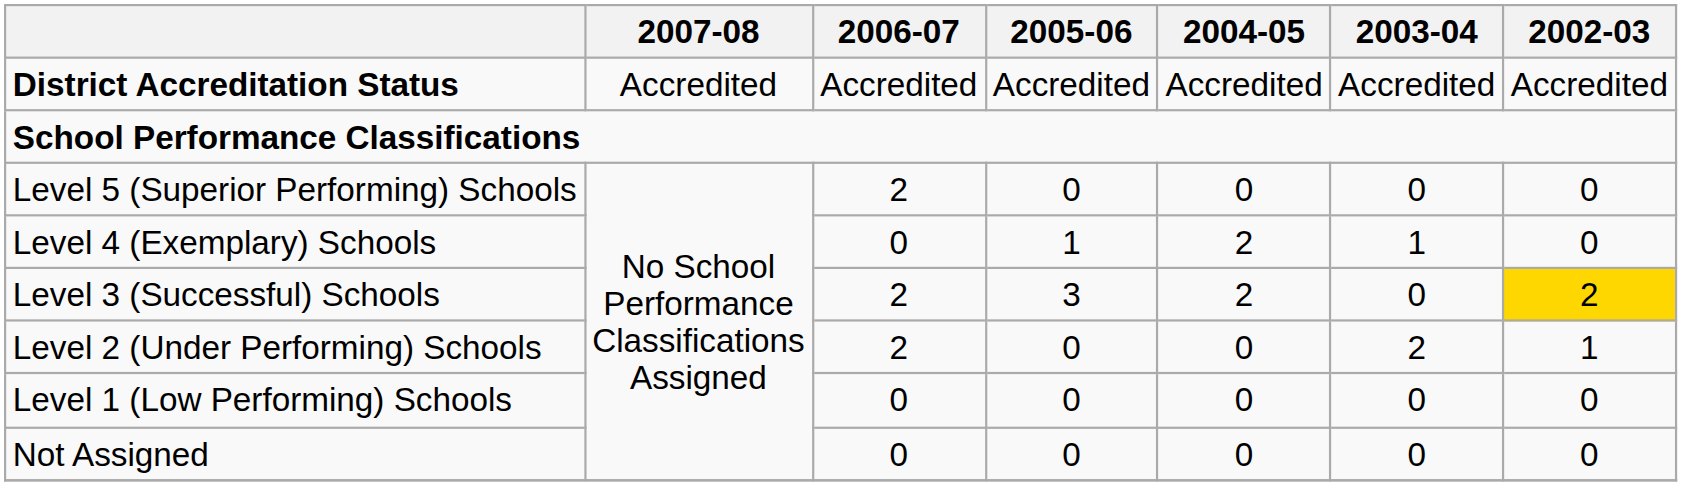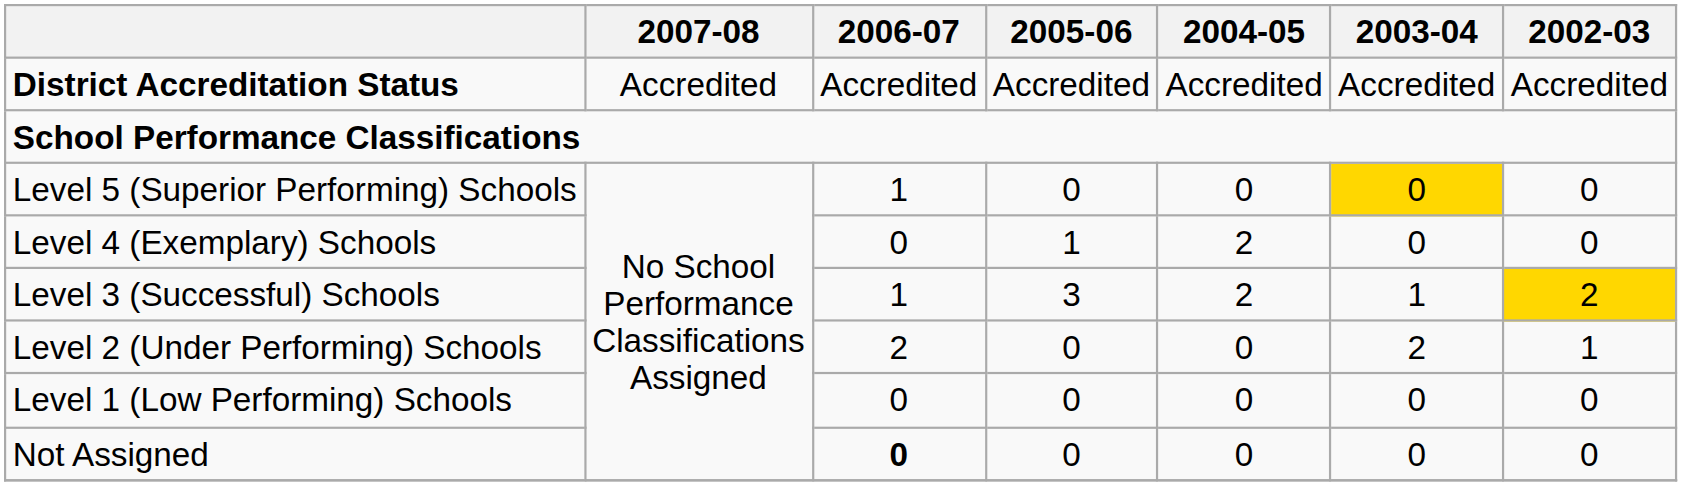(899, 190) 2 -> (899, 190) 1
(1417, 190) no background -> (1417, 190) gold background
(1417, 242) 1 -> (1417, 242) 0
(899, 295) 2 -> (899, 295) 1
(1417, 295) 0 -> (1417, 295) 1
(899, 453) normal -> (899, 453) bold
